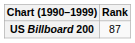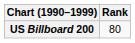(115, 29) 87 -> (115, 29) 80
